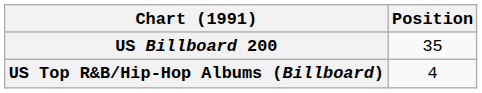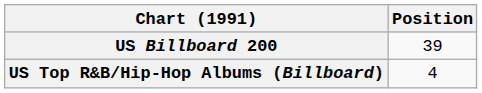(433, 46) 35 -> (433, 46) 39
